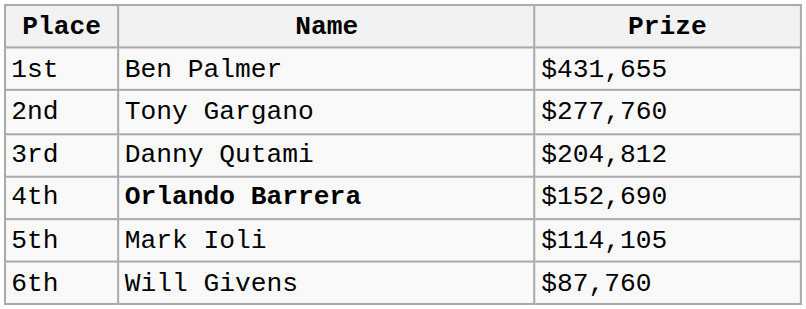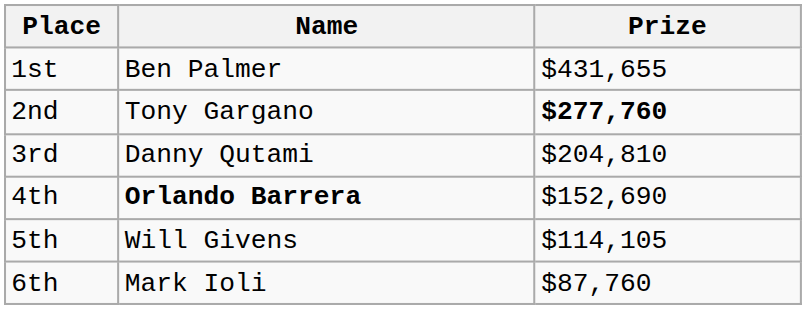(604, 112) normal -> (604, 112) bold
(604, 155) $204,812 -> (604, 155) $204,810
(196, 240) Mark Ioli -> (211, 240) Will Givens
(211, 283) Will Givens -> (196, 283) Mark Ioli
